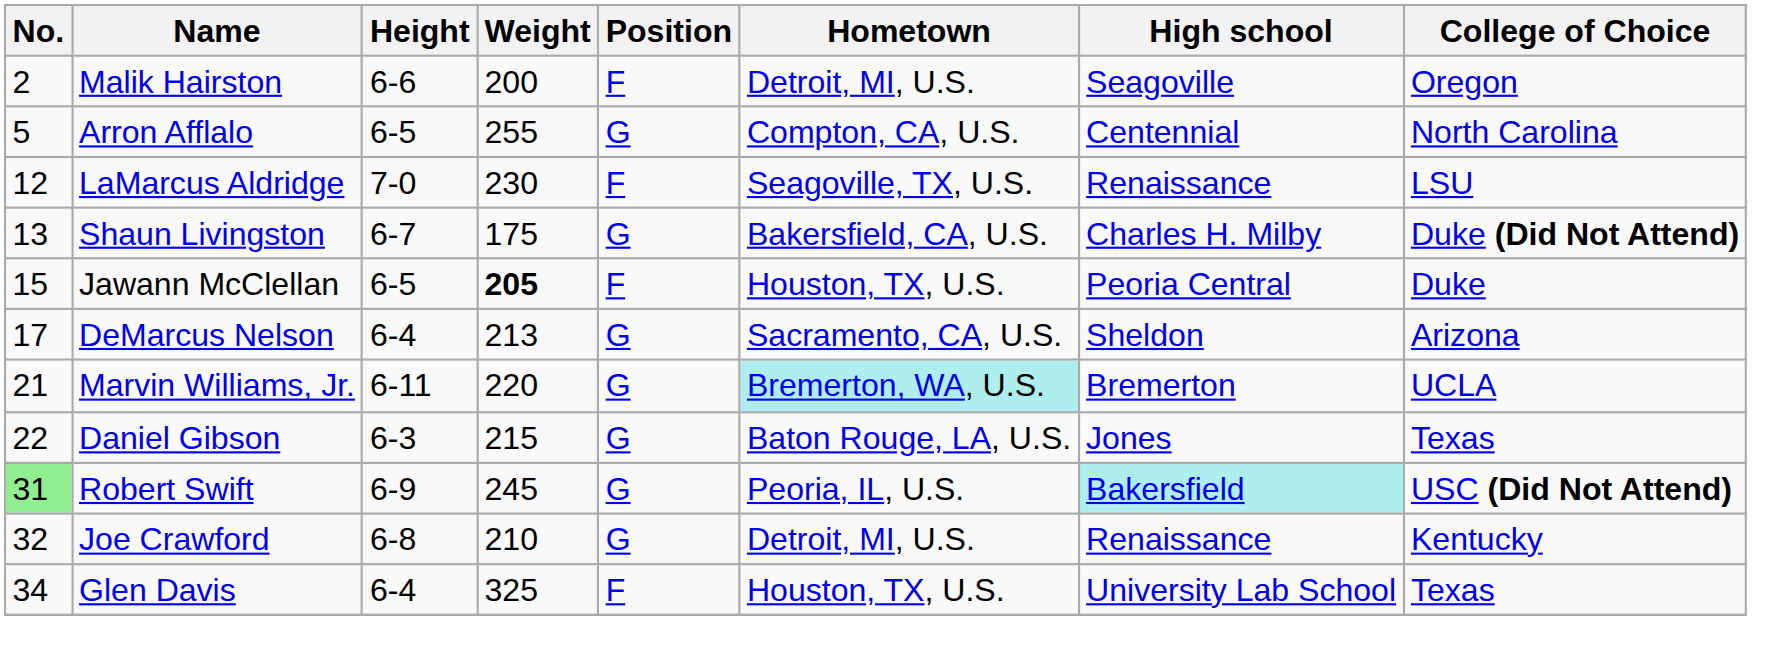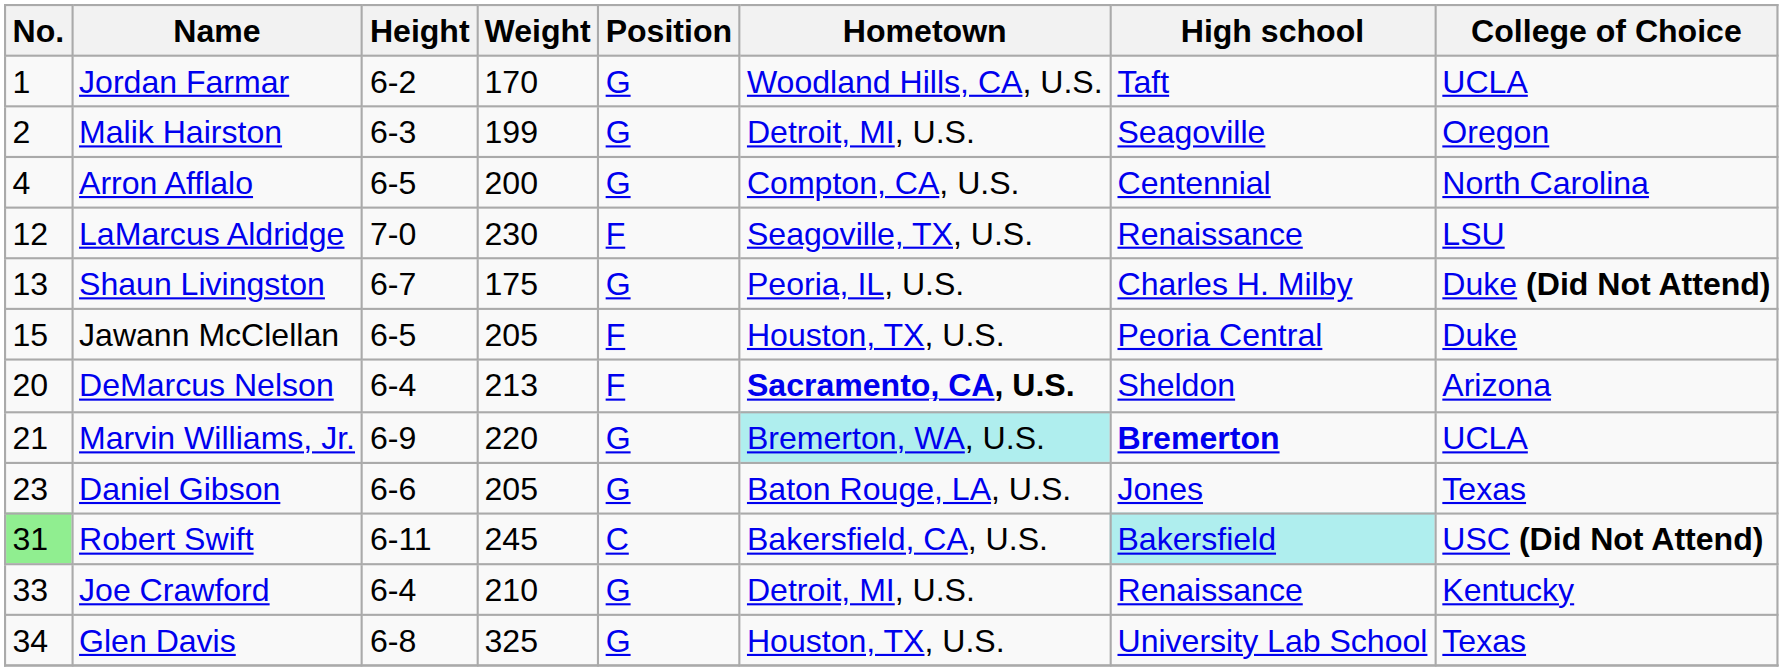+ row: (184, 81)
(393, 81) 6-6 -> (393, 132) 6-3
(511, 81) 200 -> (511, 132) 199
(615, 81) F -> (618, 132) G
(21, 132) 5 -> (21, 183) 4
(511, 132) 255 -> (511, 183) 200
(897, 234) Bakersfield, CA, U.S. -> (856, 284) Peoria, IL, U.S.
(511, 284) bold -> (511, 335) normal
(30, 335) 17 -> (30, 386) 20
(618, 335) G -> (615, 386) F
(905, 335) normal -> (911, 386) bold
(401, 386) 6-11 -> (393, 437) 6-9
(1161, 386) normal -> (1199, 437) bold
(30, 437) 22 -> (30, 488) 23
(393, 437) 6-3 -> (393, 488) 6-6
(511, 437) 215 -> (511, 488) 205
(393, 488) 6-9 -> (401, 538) 6-11
(618, 488) G -> (617, 538) C
(856, 488) Peoria, IL, U.S. -> (897, 538) Bakersfield, CA, U.S.
(30, 538) 32 -> (30, 589) 33
(393, 538) 6-8 -> (393, 589) 6-4
(393, 589) 6-4 -> (393, 640) 6-8
(615, 589) F -> (618, 640) G
